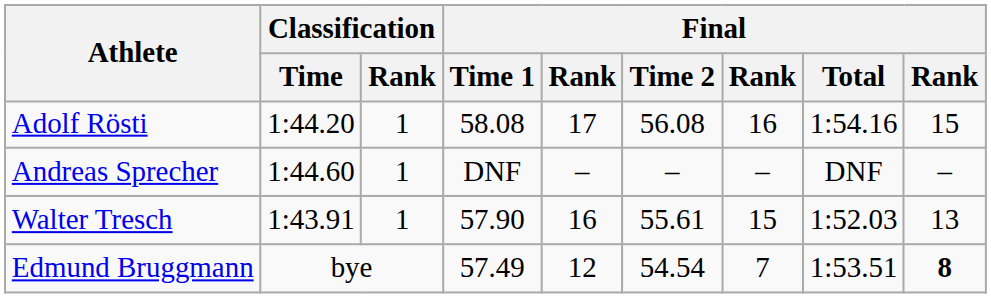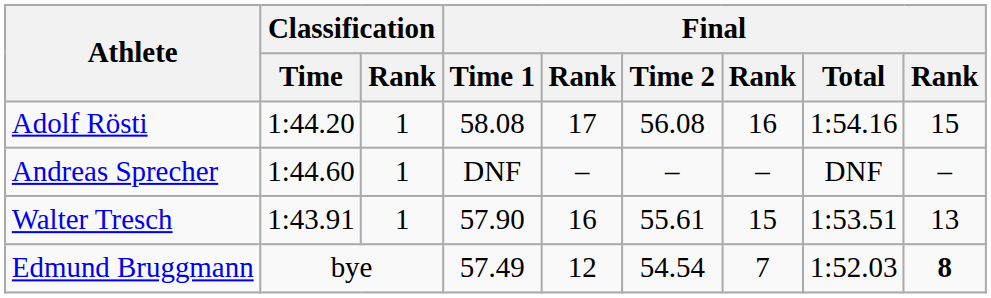(854, 219) 1:52.03 -> (854, 219) 1:53.51
(854, 267) 1:53.51 -> (854, 267) 1:52.03
